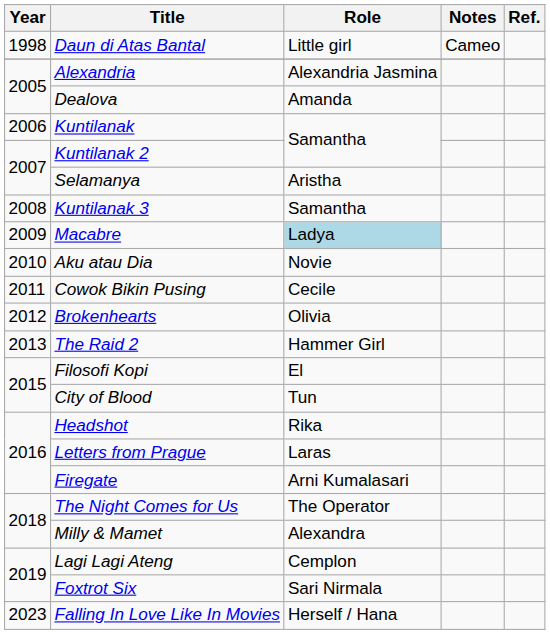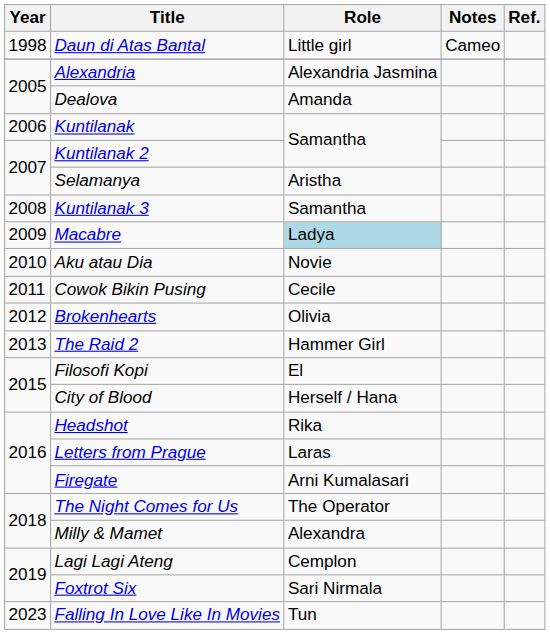(302, 398) Tun -> (343, 398) Herself / Hana
(343, 615) Herself / Hana -> (302, 615) Tun
